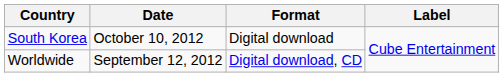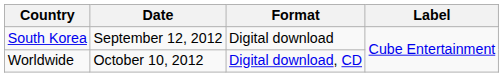(148, 38) October 10, 2012 -> (158, 38) September 12, 2012
(158, 60) September 12, 2012 -> (148, 60) October 10, 2012
